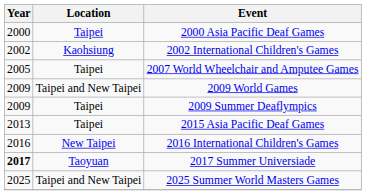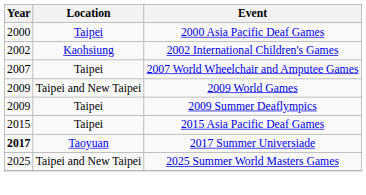(19, 69) 2005 -> (19, 69) 2007
(19, 124) 2013 -> (19, 124) 2015
- row: (253, 143)
